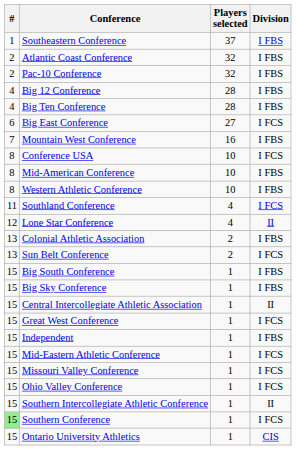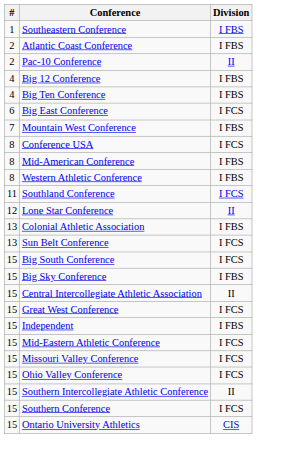- column: (230, 18)
(271, 73) I FBS -> (231, 62) II
(271, 271) I FBS -> (231, 260) I FCS
(12, 420) lightgreen background -> (12, 408) no background
